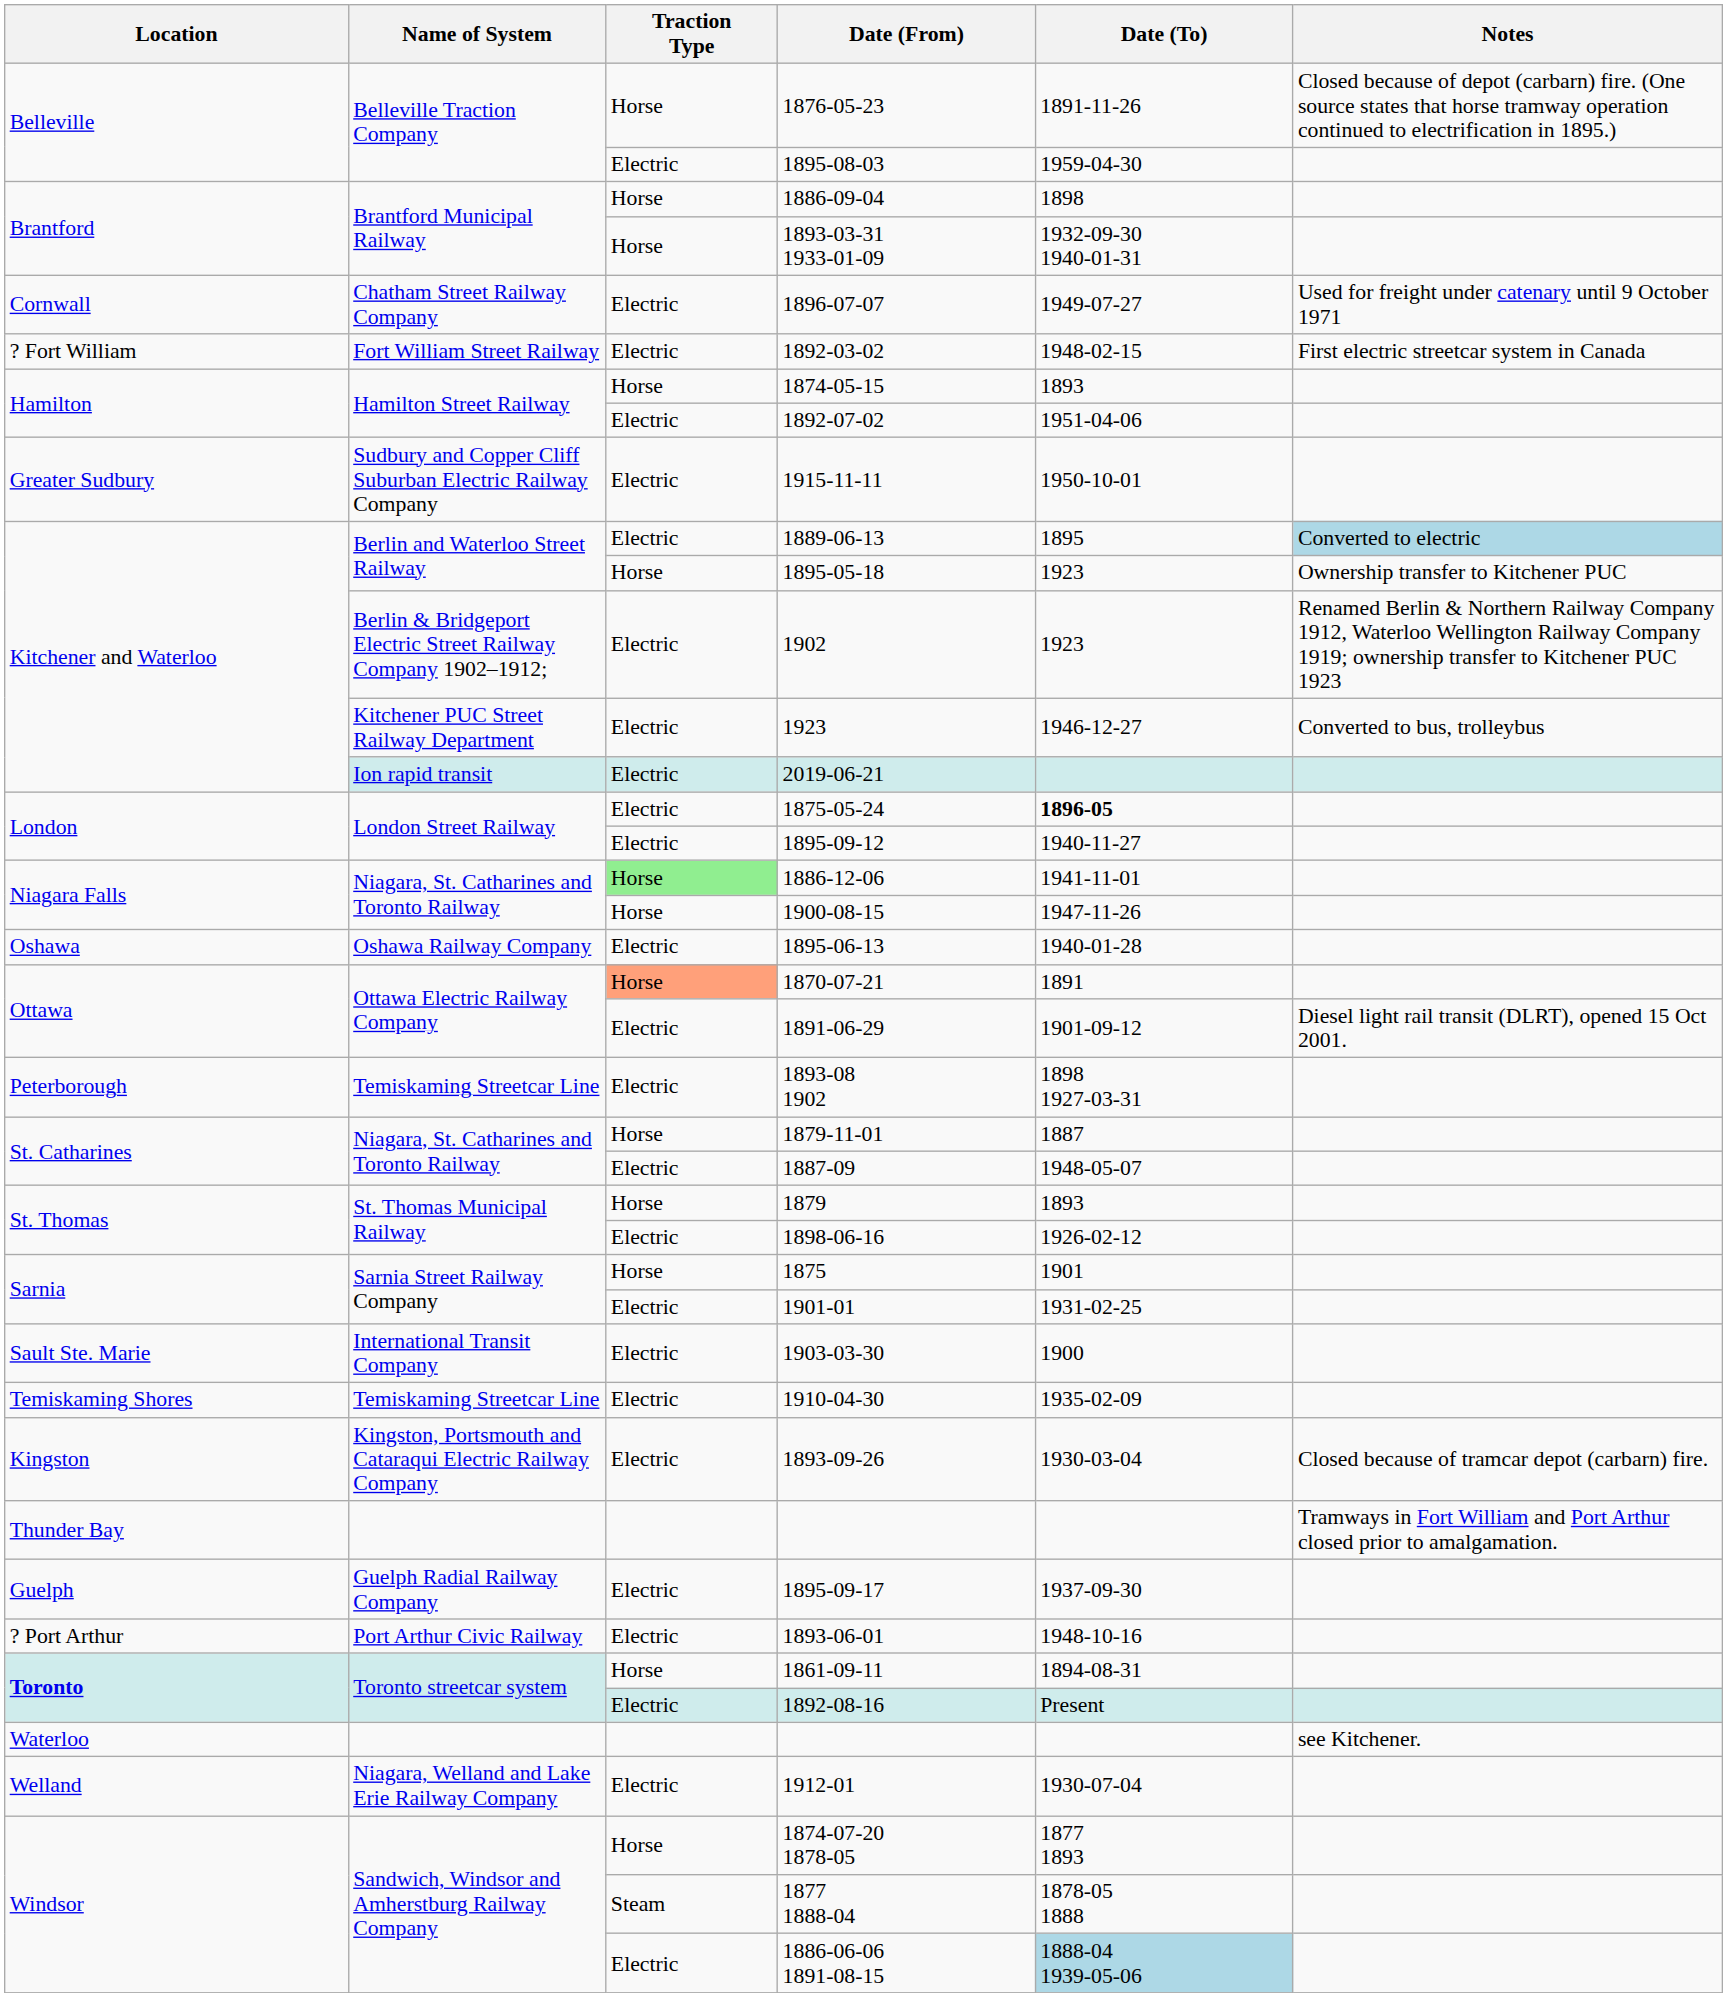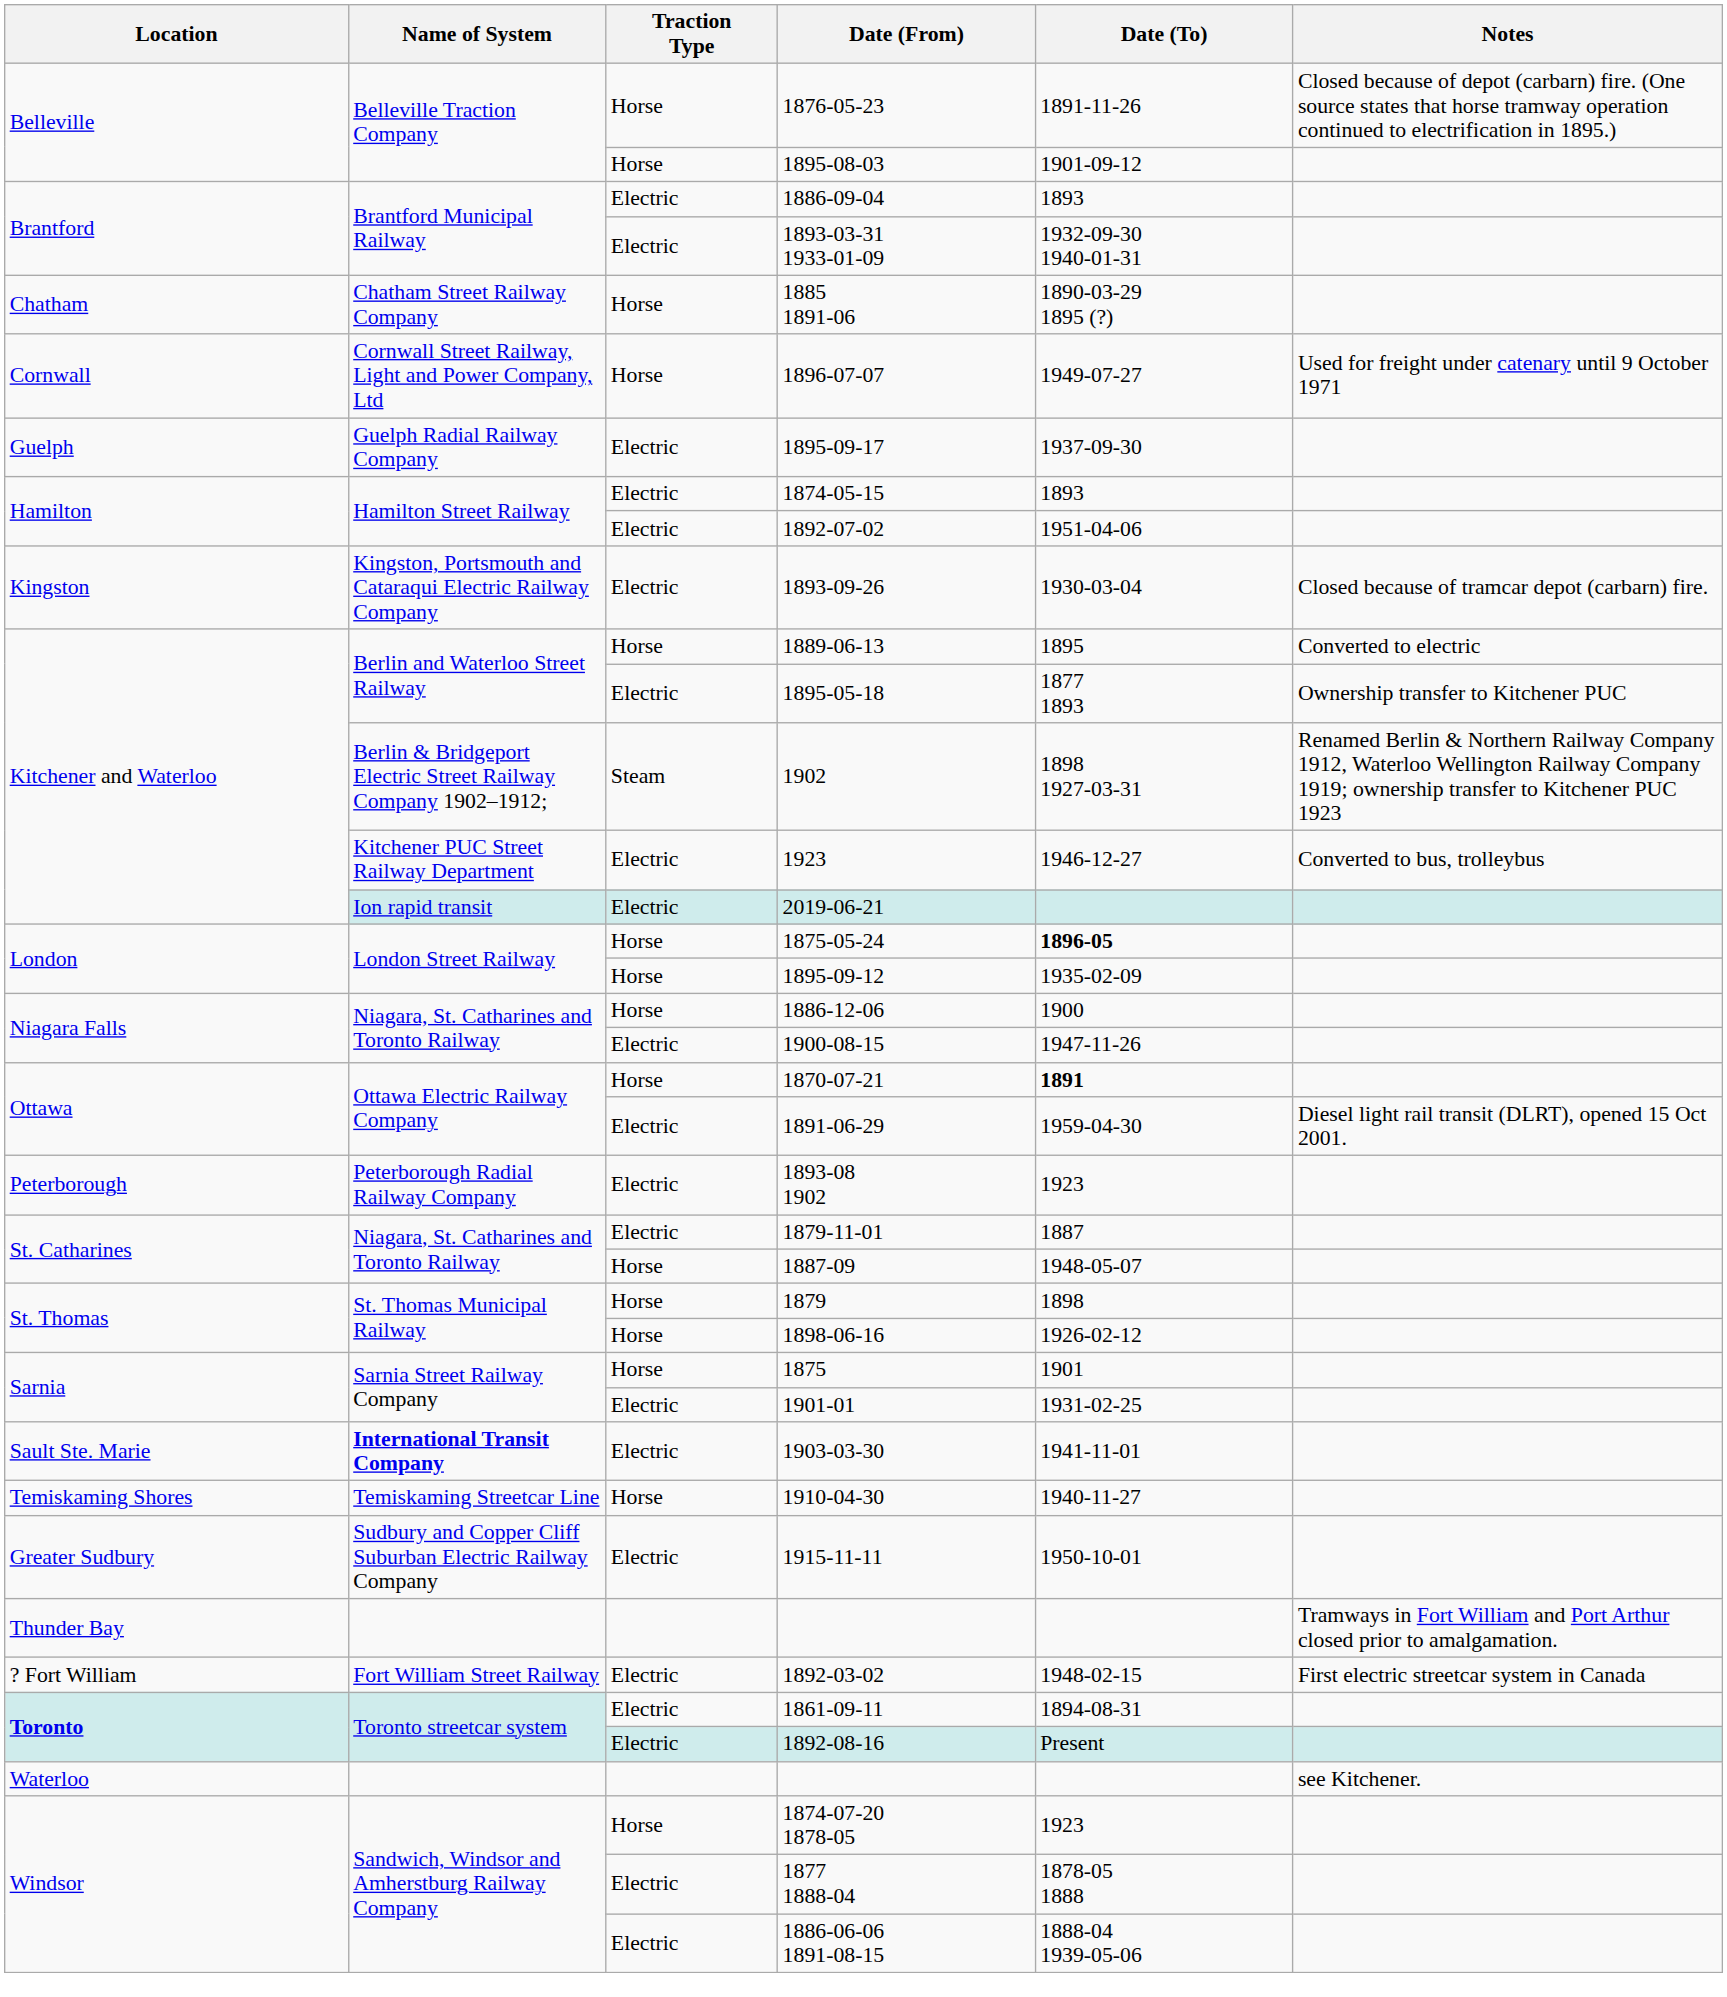(645, 164) Electric -> (637, 164) Horse
(1091, 164) 1959-04-30 -> (1091, 164) 1901-09-12
(637, 198) Horse -> (645, 198) Electric
(1062, 198) 1898 -> (1062, 198) 1893
(637, 245) Horse -> (645, 245) Electric
+ row: (49, 304)
(460, 304) Chatham Street Railway Company -> (473, 375) Cornwall Street Railway, Light and Power Company, Ltd
(645, 304) Electric -> (637, 375) Horse
rows swapped: (42, 1588) <-> (73, 351)
(637, 385) Horse -> (645, 493) Electric
rows swapped: (50, 1458) <-> (82, 479)
(645, 538) Electric -> (637, 646) Horse
(1389, 538) lightblue background -> (1389, 646) no background
(637, 572) Horse -> (645, 692) Electric
(1062, 572) 1923 -> (1062, 692) 1877 1893
(645, 643) Electric -> (638, 776) Steam
(1062, 643) 1923 -> (1091, 776) 1898 1927-03-31
(645, 808) Electric -> (637, 941) Horse
(645, 843) Electric -> (637, 975) Horse
(1091, 843) 1940-11-27 -> (1091, 975) 1935-02-09
(637, 877) lightgreen background -> (637, 1010) no background
(1091, 877) 1941-11-01 -> (1062, 1010) 1900
(637, 912) Horse -> (645, 1044) Electric
- row: (45, 946)
(637, 981) lightsalmon background -> (637, 1079) no background
(1062, 981) normal -> (1062, 1079) bold
(1091, 1027) 1901-09-12 -> (1091, 1125) 1959-04-30
(476, 1086) Temiskaming Streetcar Line -> (443, 1184) Peterborough Radial Railway Company
(1091, 1086) 1898 1927-03-31 -> (1062, 1184) 1923
(637, 1133) Horse -> (645, 1231) Electric
(645, 1168) Electric -> (637, 1266) Horse
(1062, 1202) 1893 -> (1062, 1300) 1898
(645, 1237) Electric -> (637, 1335) Horse
(442, 1353) normal -> (451, 1450) bold
(1062, 1353) 1900 -> (1091, 1450) 1941-11-01
(645, 1399) Electric -> (637, 1497) Horse
(1091, 1399) 1935-02-09 -> (1091, 1497) 1940-11-27
- row: (67, 1635)
(637, 1670) Horse -> (645, 1709) Electric
- row: (46, 1786)
(1062, 1845) 1877 1893 -> (1062, 1824) 1923
(638, 1903) Steam -> (645, 1883) Electric
(1091, 1962) lightblue background -> (1091, 1942) no background
